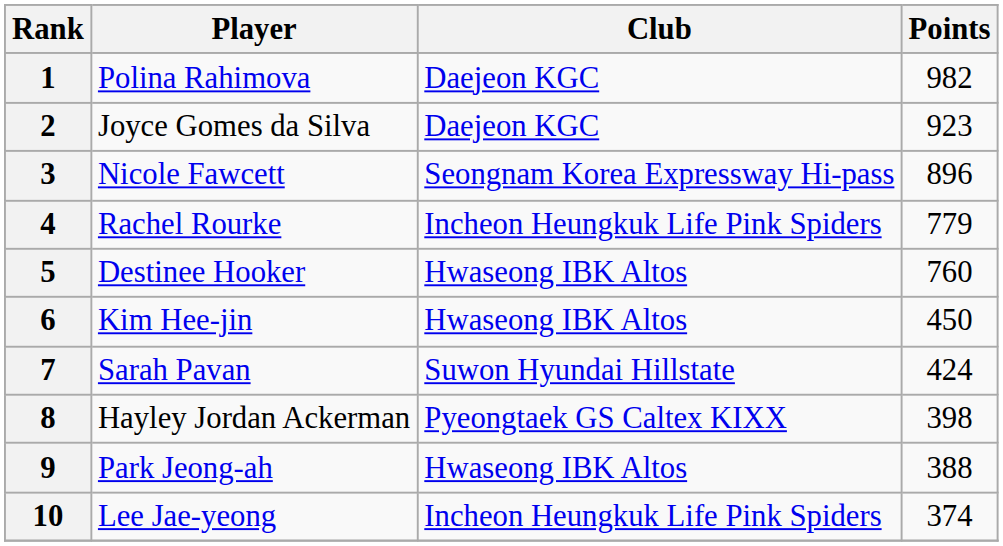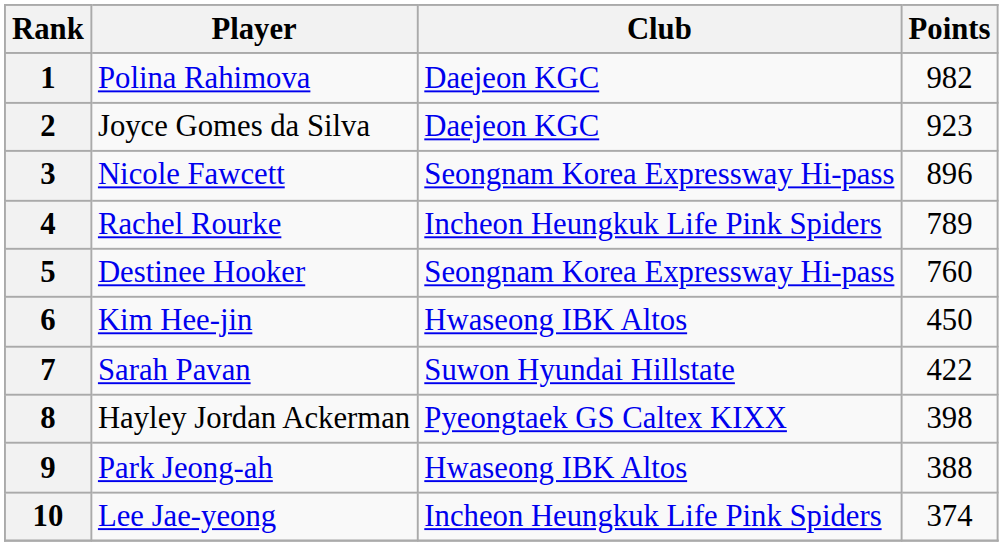(949, 223) 779 -> (949, 223) 789
(556, 272) Hwaseong IBK Altos -> (659, 272) Seongnam Korea Expressway Hi-pass
(949, 369) 424 -> (949, 369) 422
